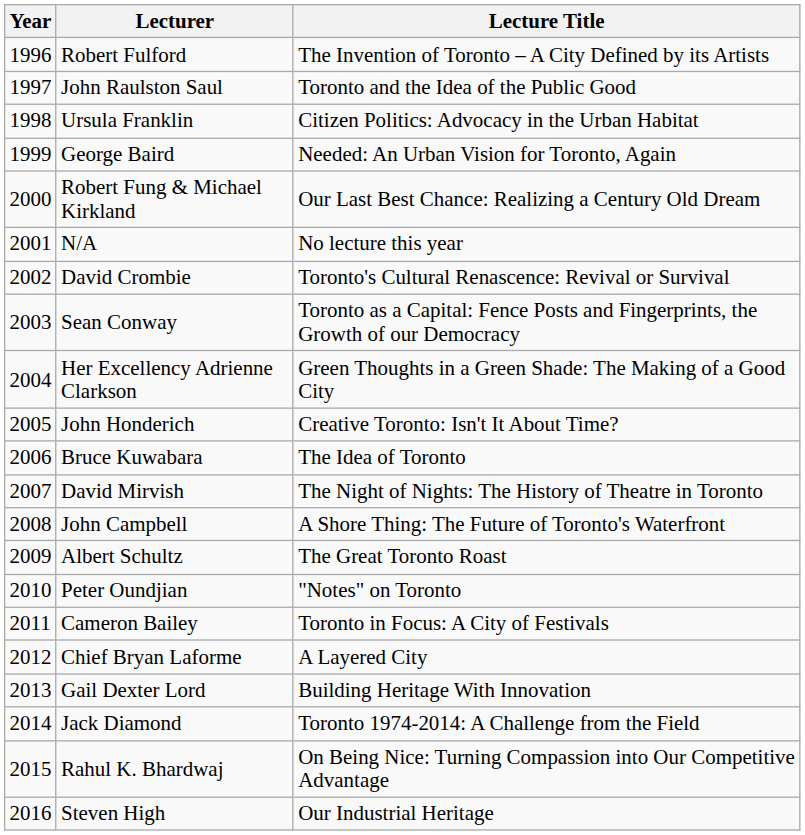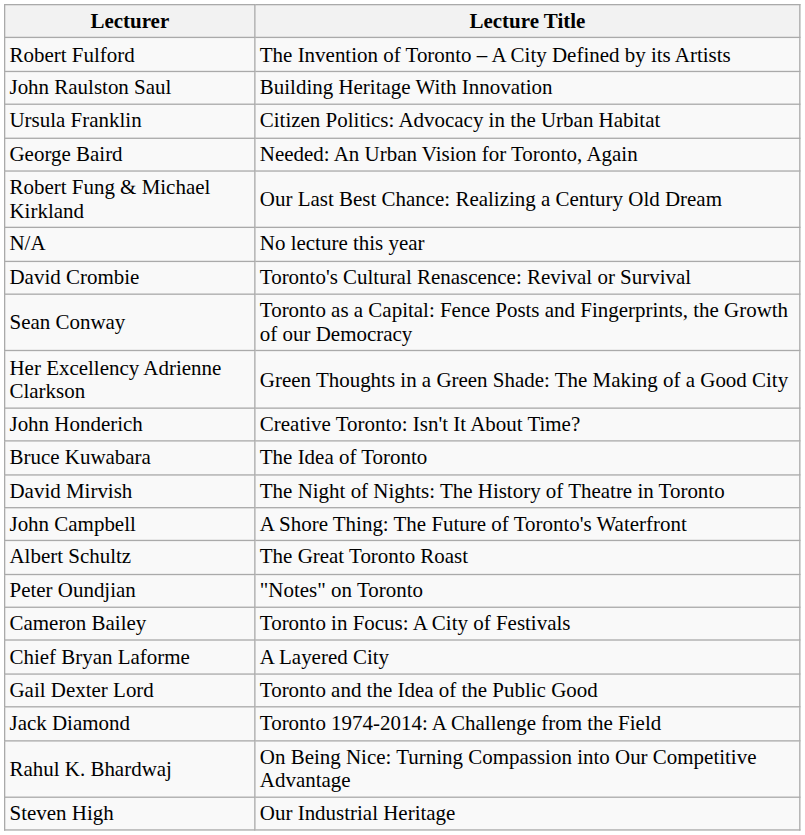- column: (30, 21)
(467, 87) Toronto and the Idea of the Public Good -> (406, 87) Building Heritage With Innovation
(445, 690) Building Heritage With Innovation -> (429, 690) Toronto and the Idea of the Public Good
